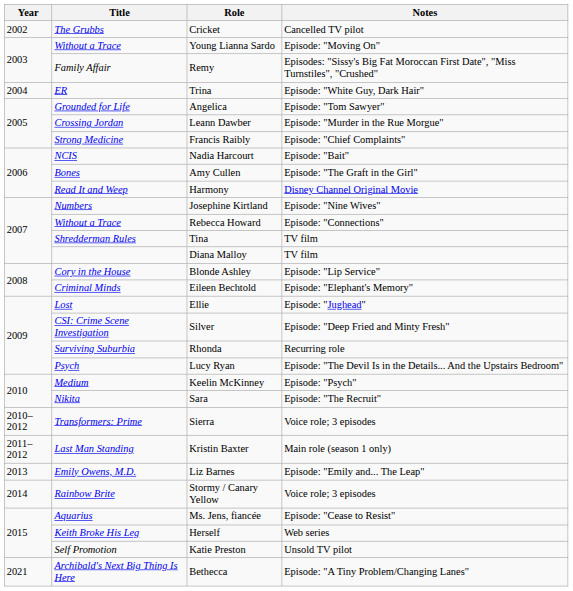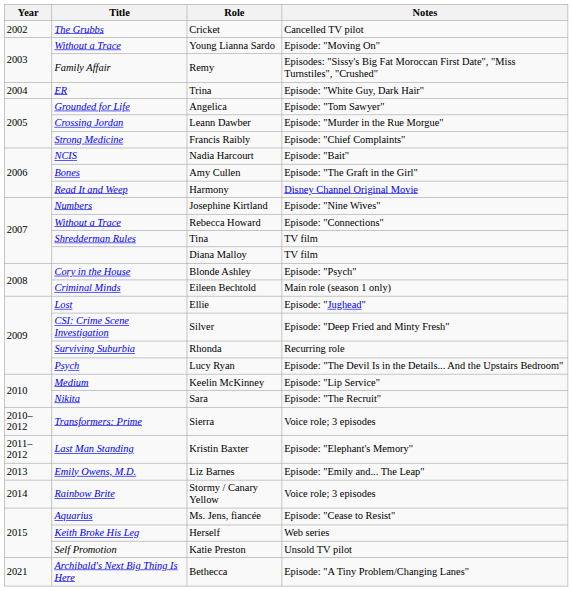(332, 271) Episode: "Lip Service" -> (320, 271) Episode: "Psych"
(349, 288) Episode: "Elephant's Memory" -> (338, 288) Main role (season 1 only)
(320, 382) Episode: "Psych" -> (332, 382) Episode: "Lip Service"
(338, 449) Main role (season 1 only) -> (349, 449) Episode: "Elephant's Memory"
